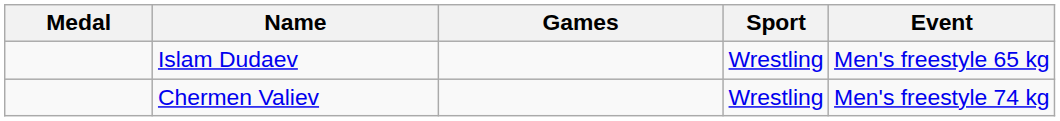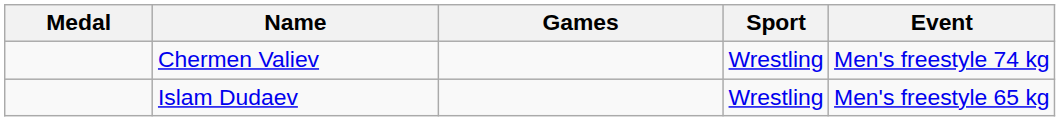rows swapped: (239, 96) <-> (228, 59)
